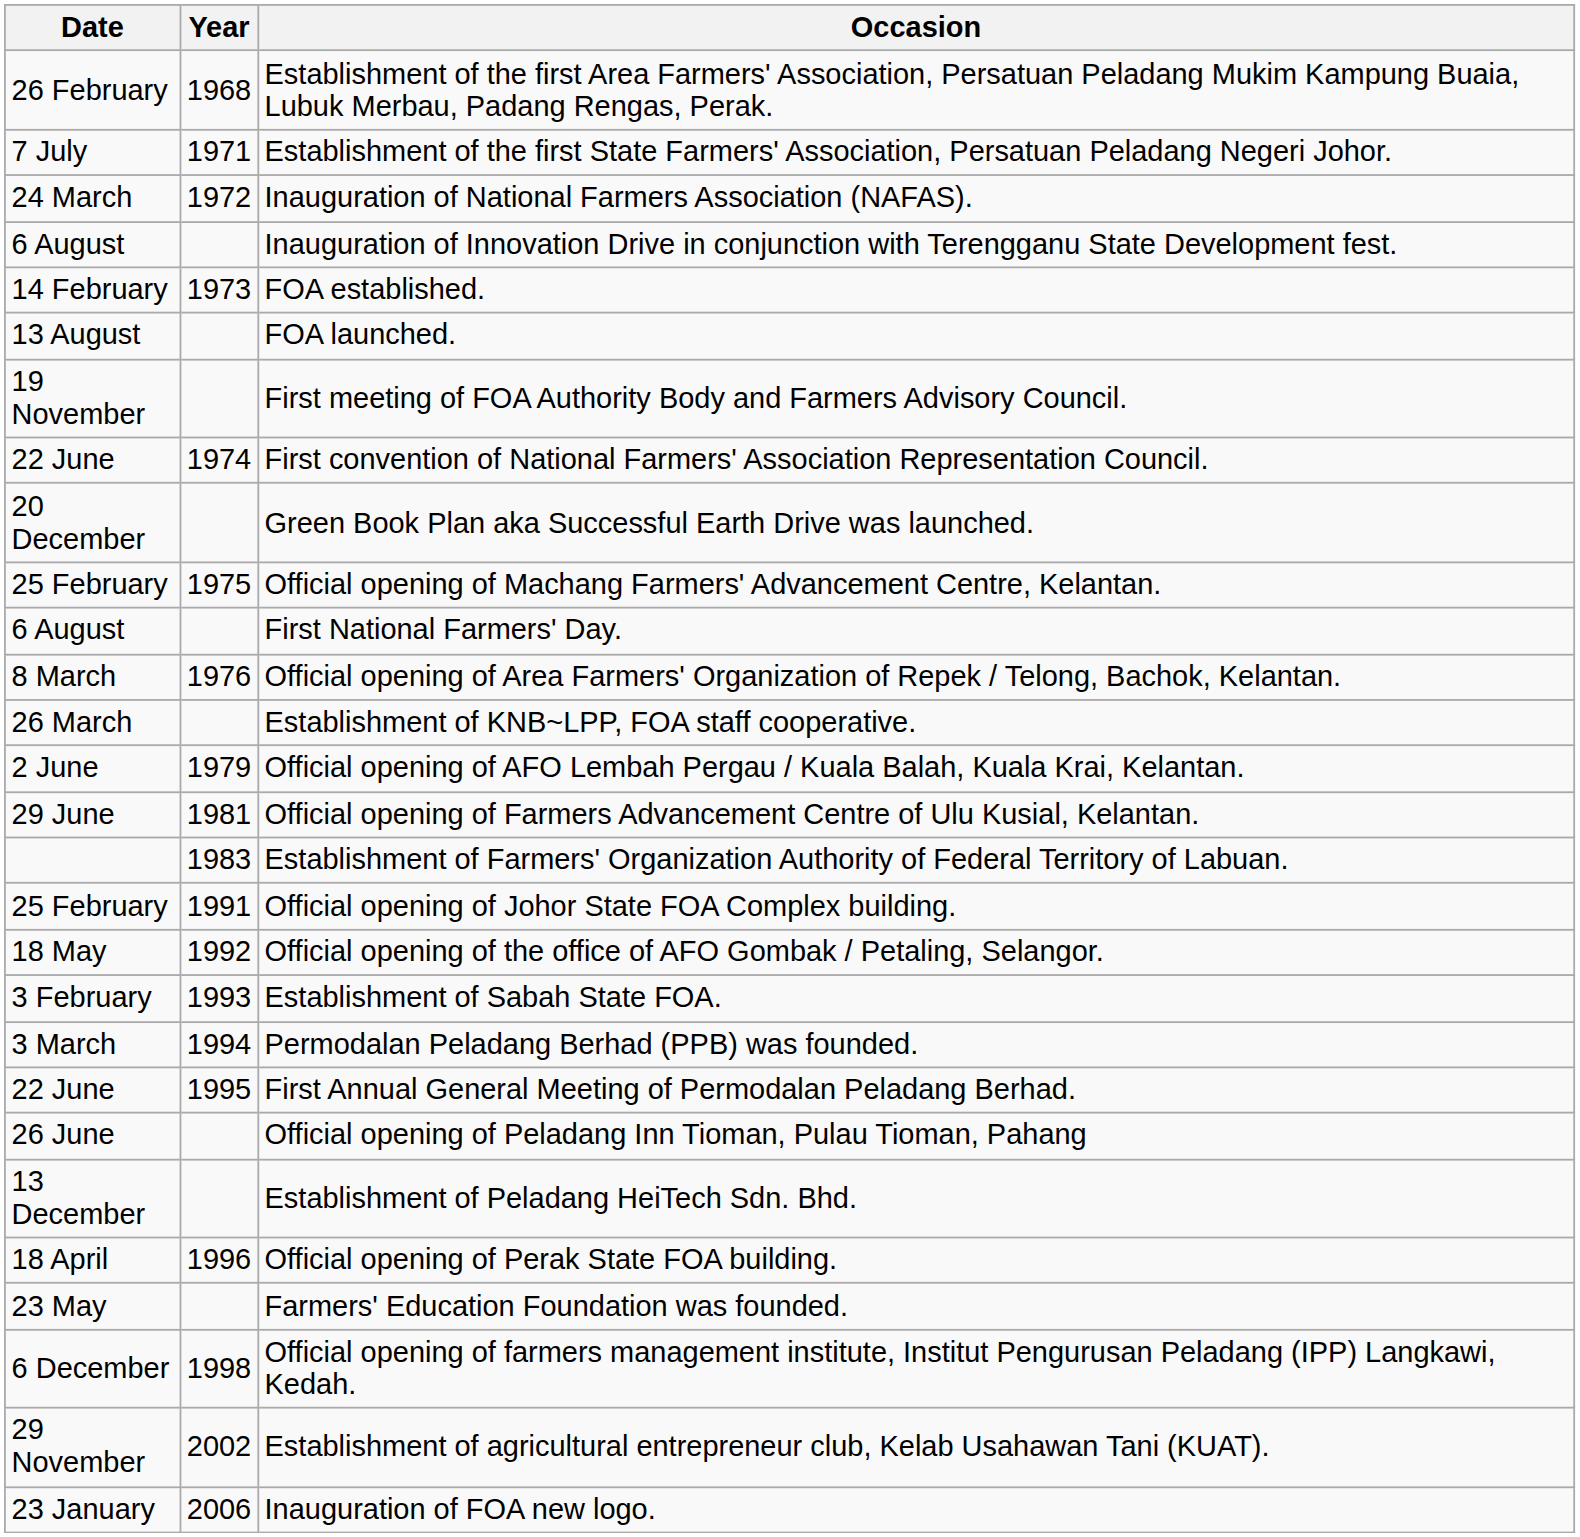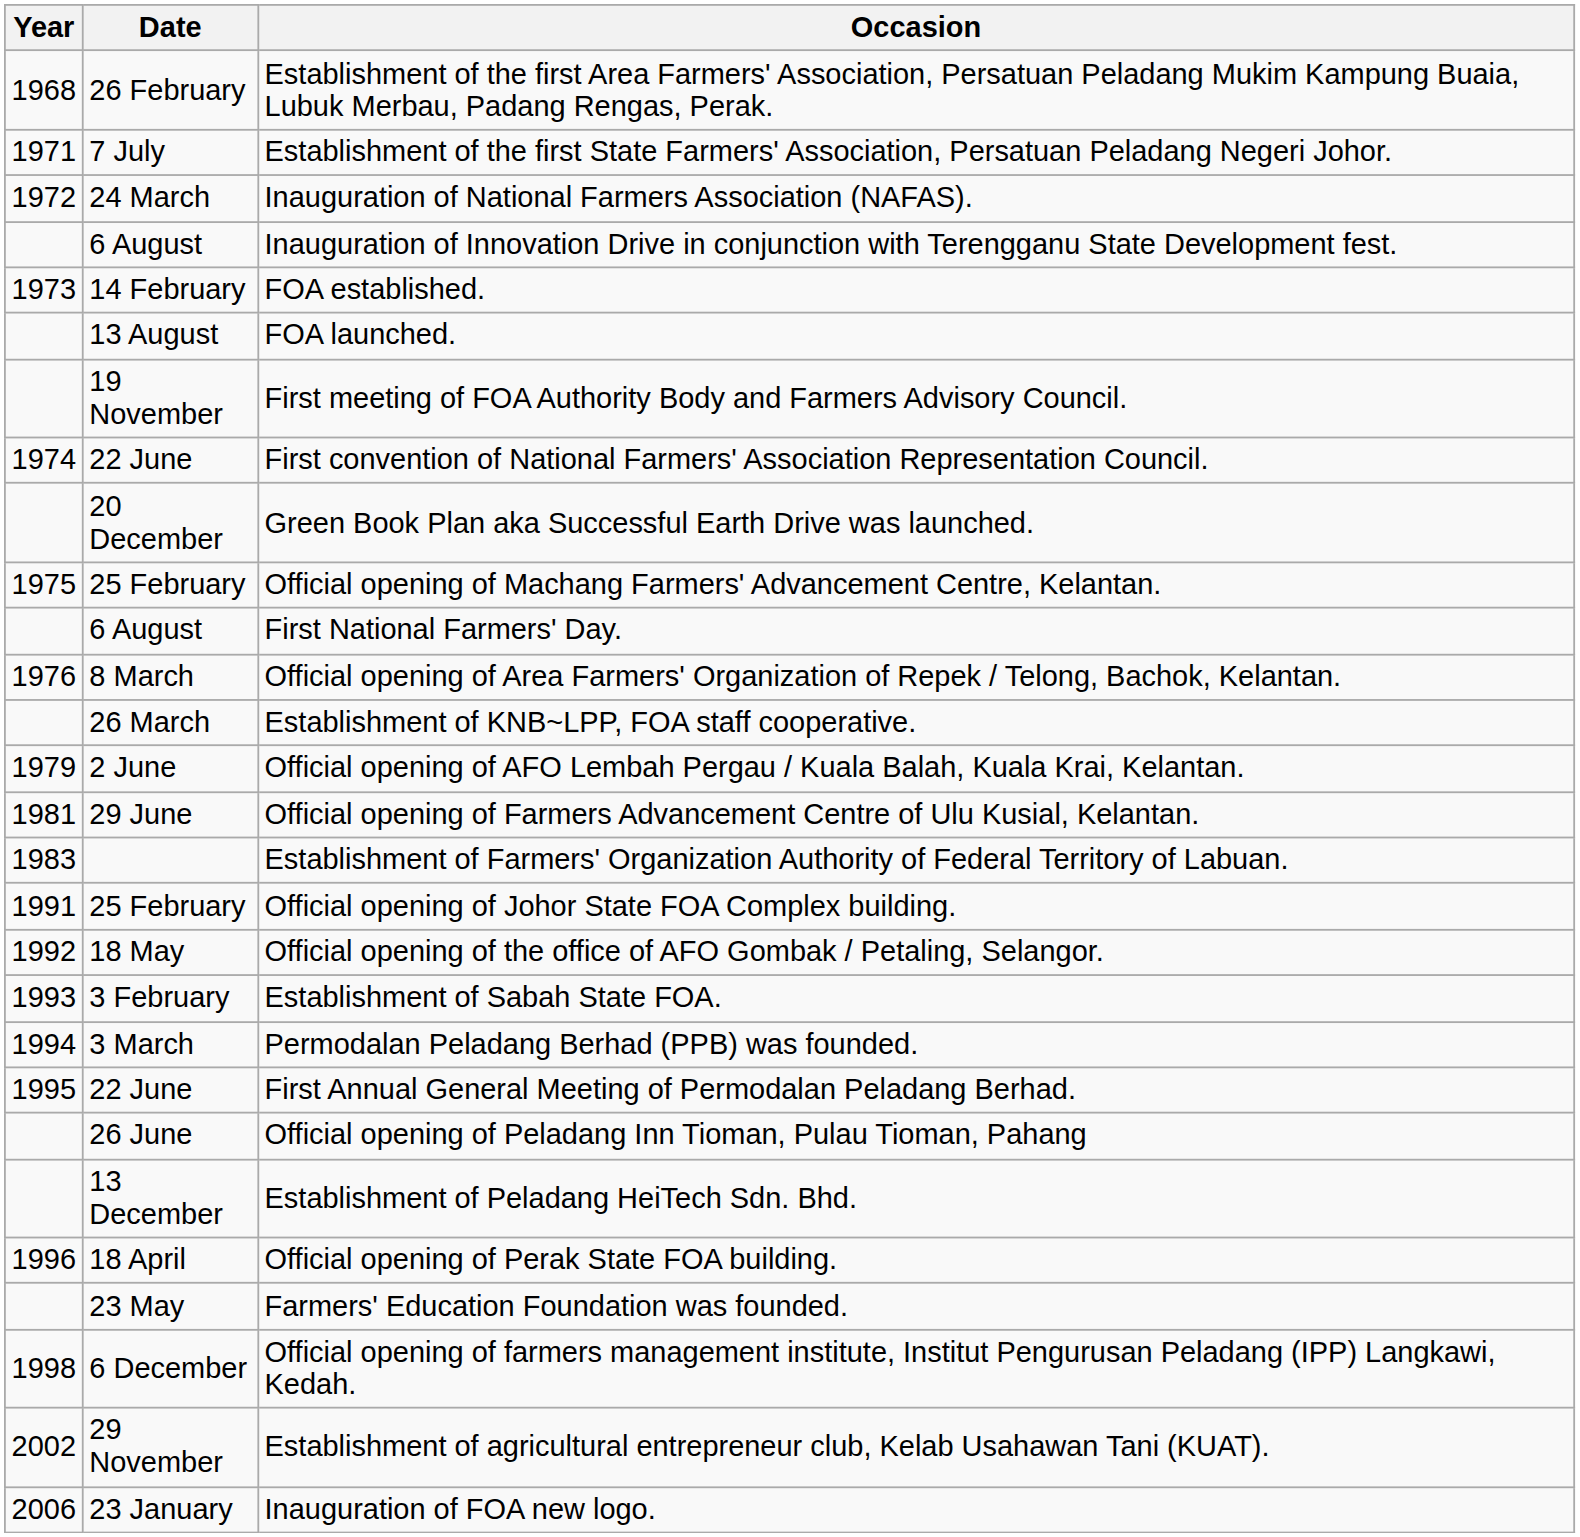columns swapped: (219, 27) <-> (92, 27)
